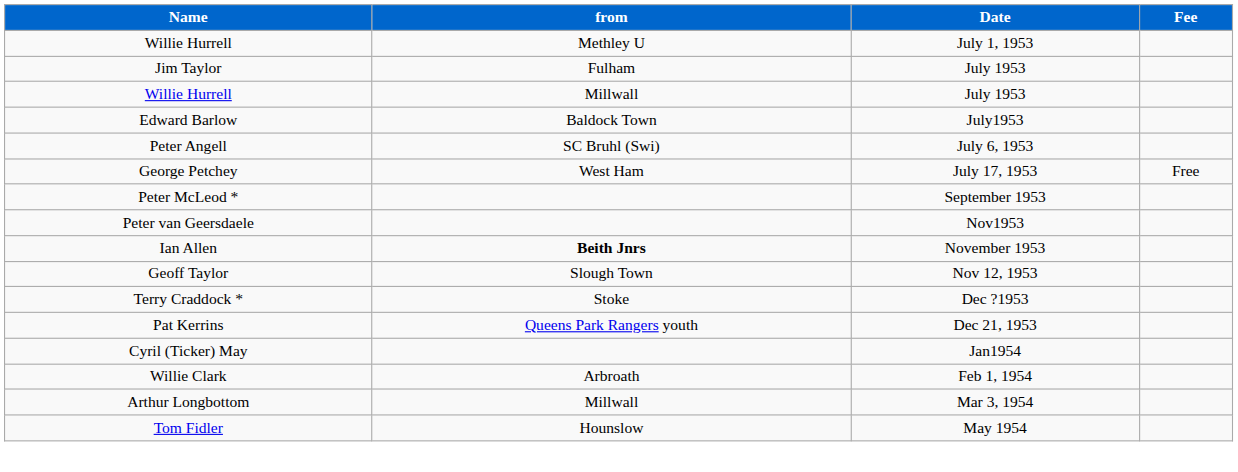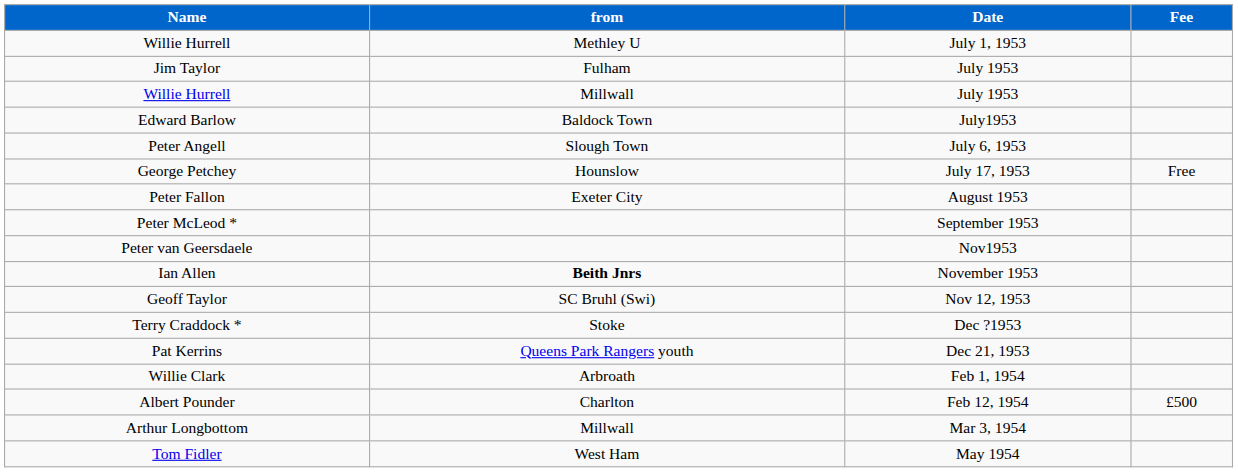(611, 145) SC Bruhl (Swi) -> (607, 145) Slough Town
(611, 171) West Ham -> (607, 171) Hounslow
+ row: (187, 197)
(611, 274) Slough Town -> (607, 299) SC Bruhl (Swi)
- row: (188, 351)
+ row: (187, 402)
(611, 428) Hounslow -> (607, 453) West Ham
